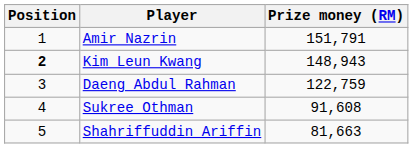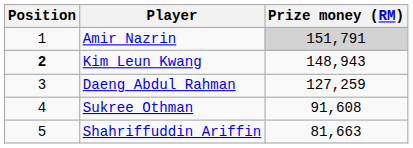(336, 39) no background -> (336, 39) lightgrey background
(336, 85) 122,759 -> (336, 85) 127,259
